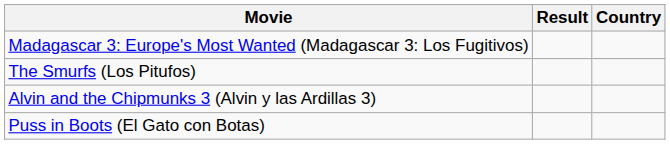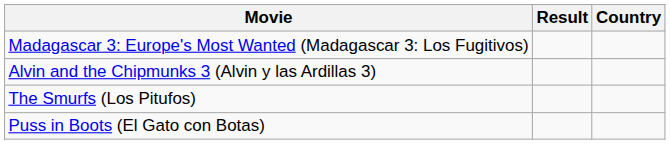rows swapped: (192, 98) <-> (102, 71)
